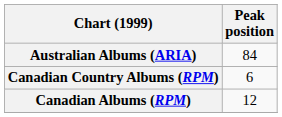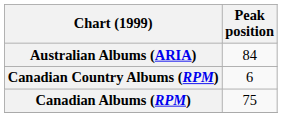(250, 100) 12 -> (250, 100) 75
